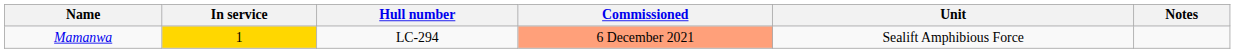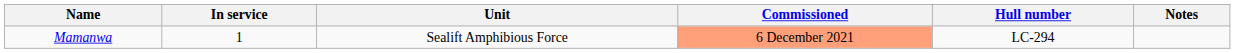columns swapped: (417, 15) <-> (953, 15)
(239, 37) gold background -> (239, 37) no background
